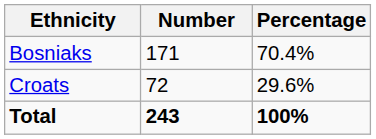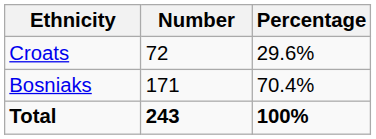rows swapped: (51, 52) <-> (39, 85)
